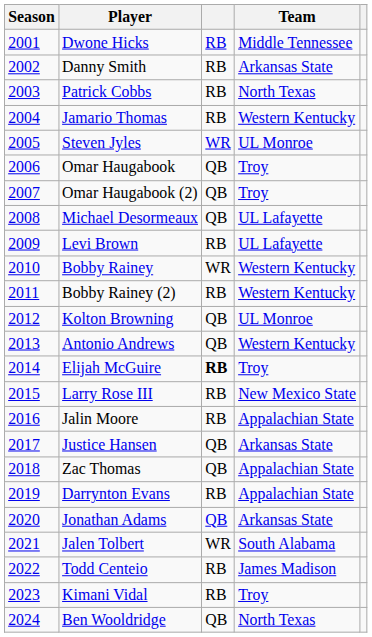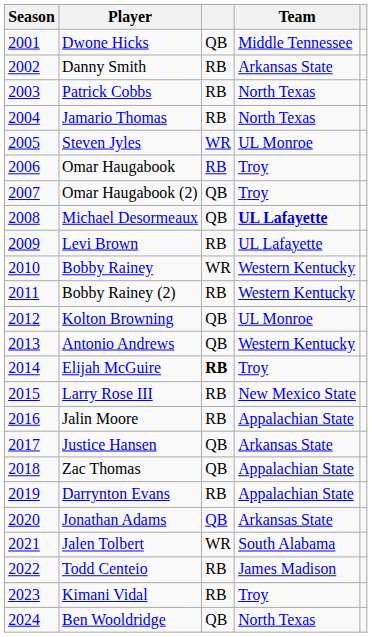(216, 42) RB -> (216, 42) QB
(297, 117) Western Kentucky -> (277, 117) North Texas
(216, 167) QB -> (216, 167) RB
(280, 218) normal -> (283, 218) bold
